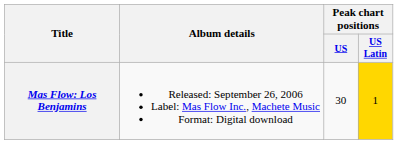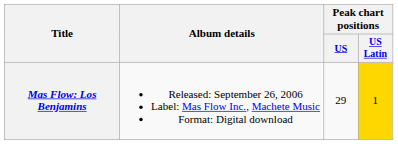(341, 100) 30 -> (341, 100) 29
